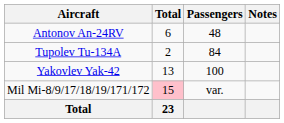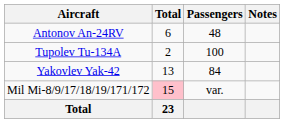(215, 52) 84 -> (215, 52) 100
(215, 71) 100 -> (215, 71) 84
